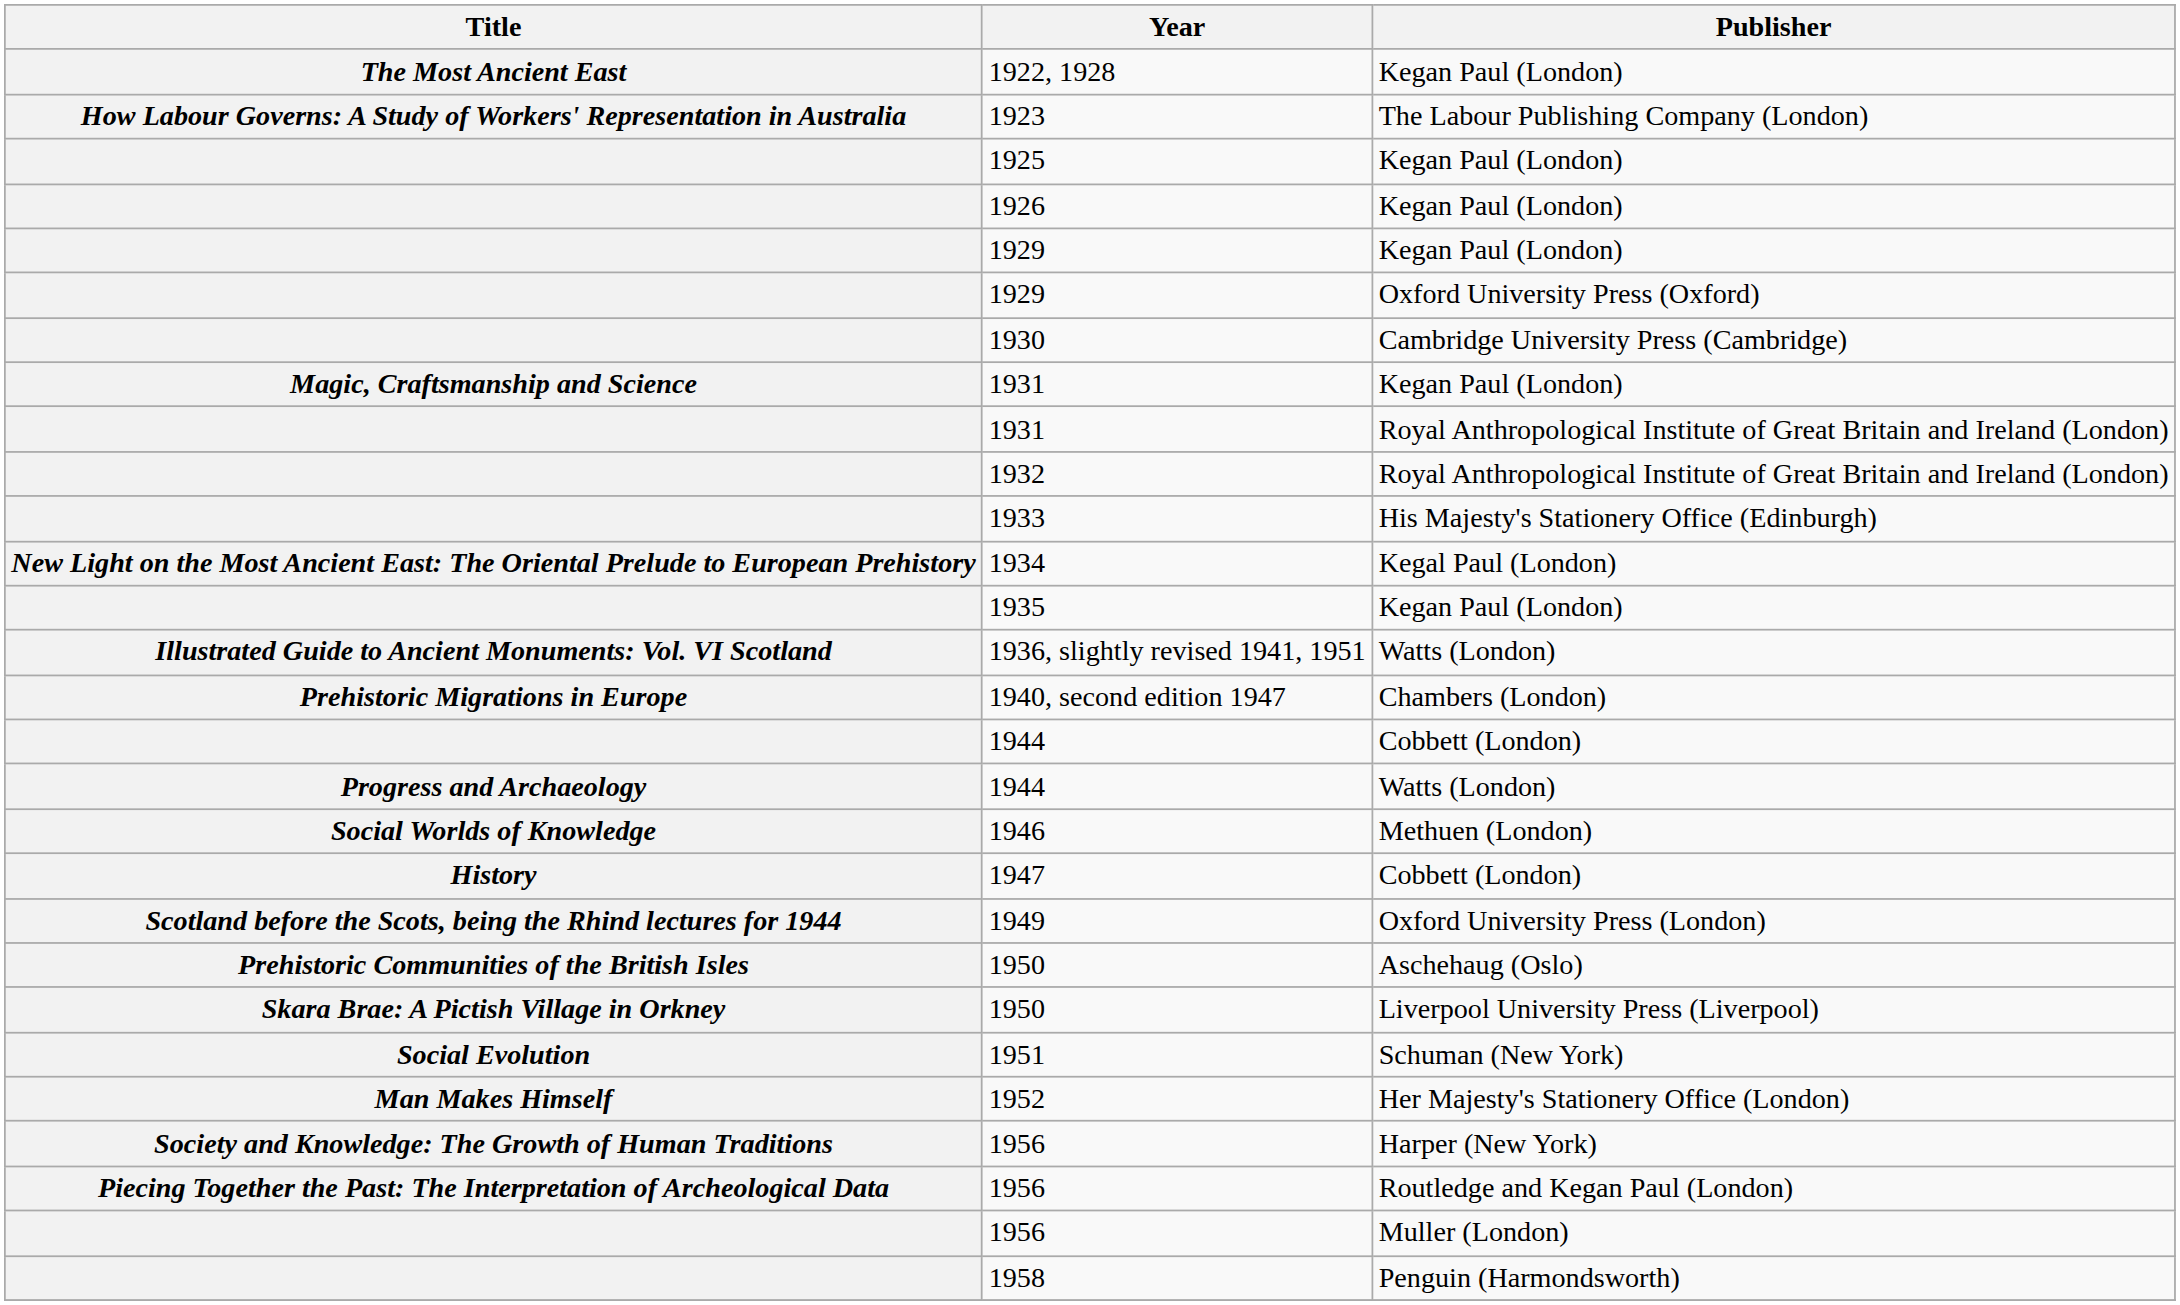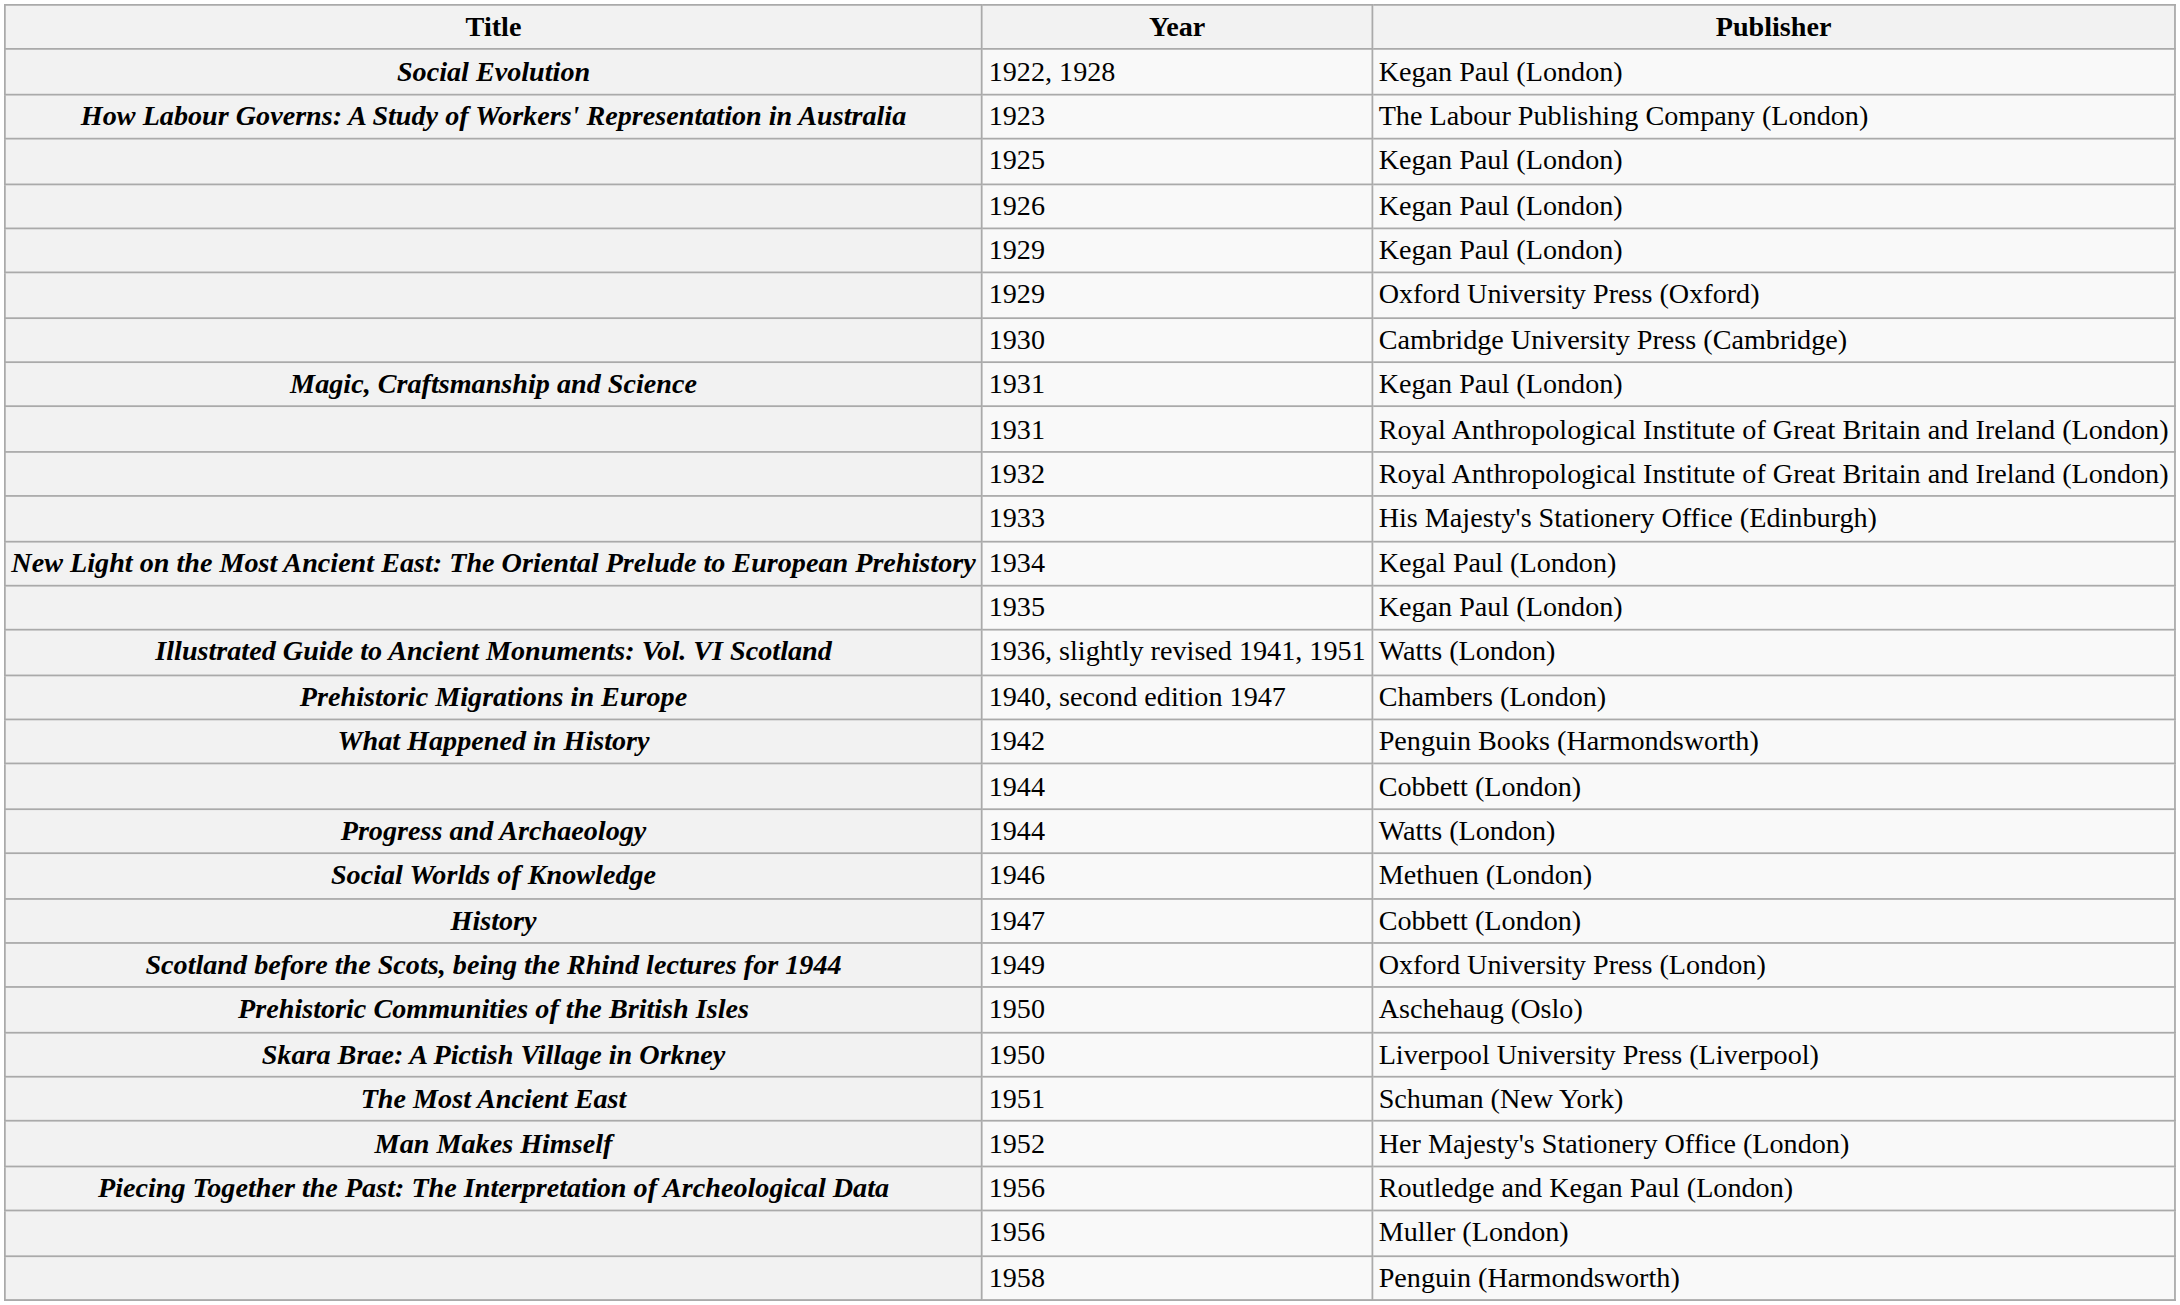(494, 71) The Most Ancient East -> (494, 71) Social Evolution
+ row: (1017, 741)
(494, 1054) Social Evolution -> (494, 1098) The Most Ancient East
- row: (1017, 1143)
